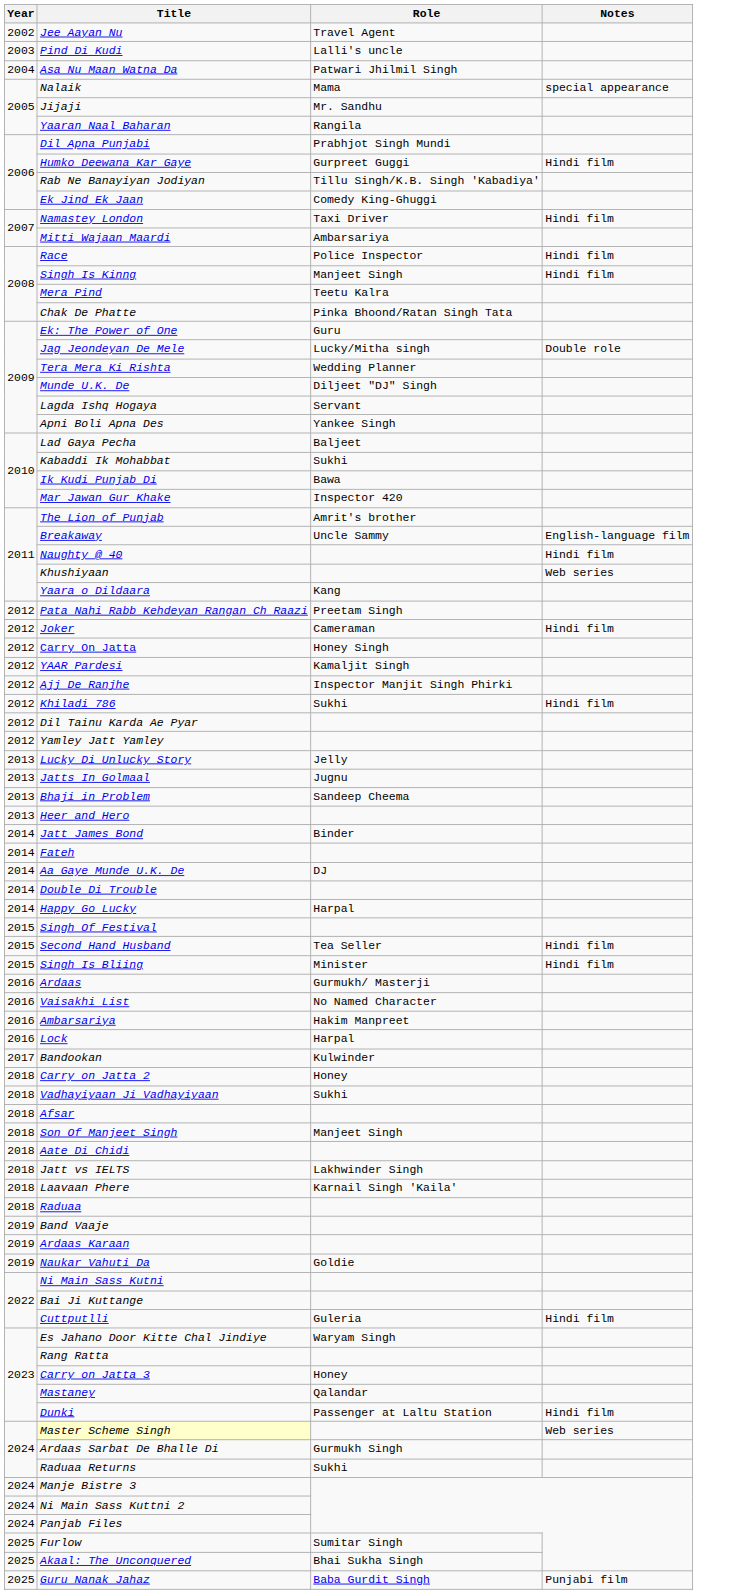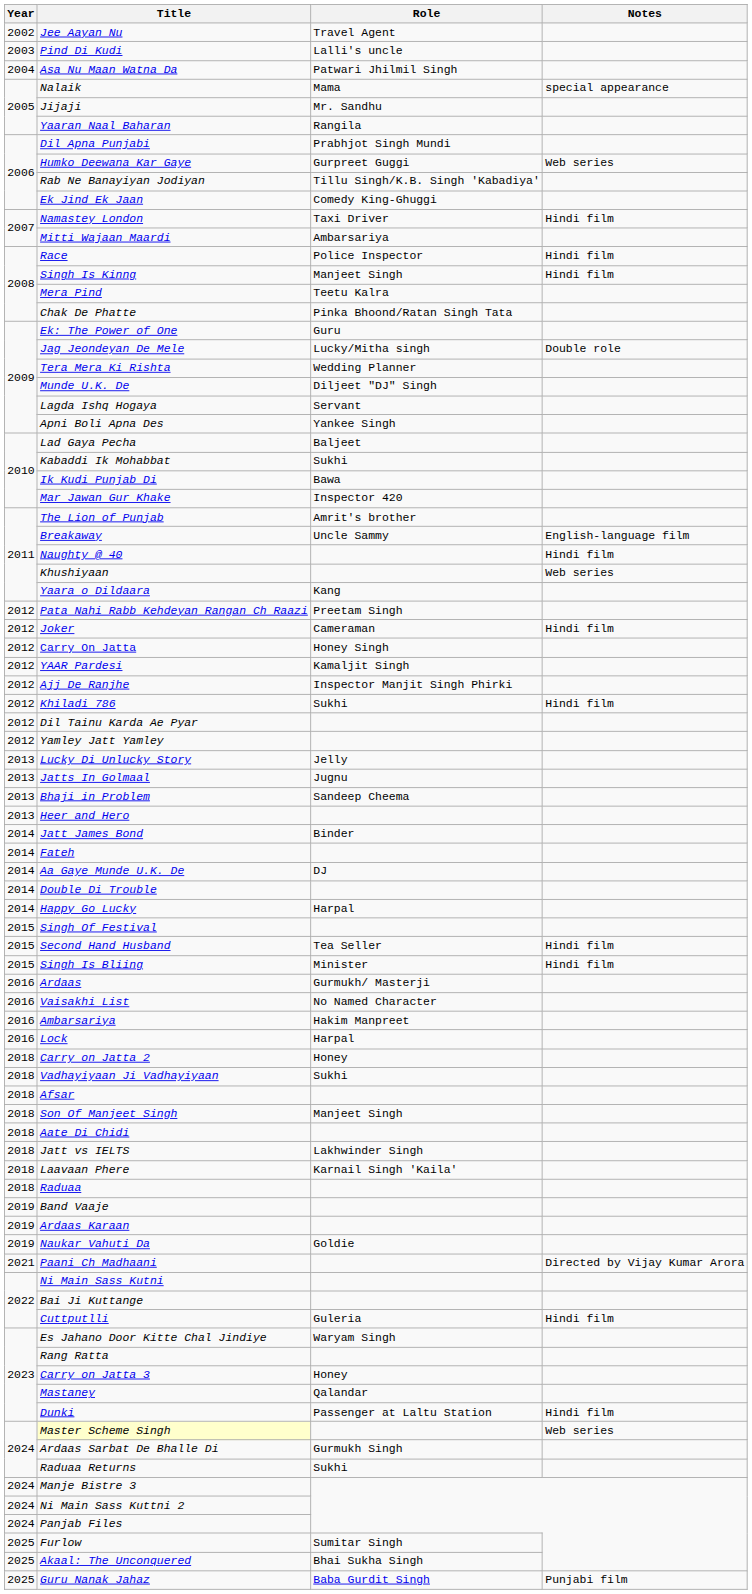(580, 163) Hindi film -> (580, 163) Web series
- row: (71, 1058)
+ row: (98, 1263)
